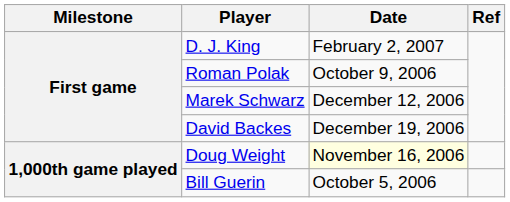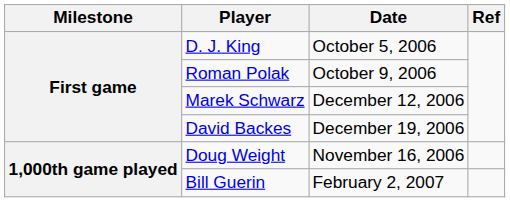(378, 45) February 2, 2007 -> (375, 45) October 5, 2006
(388, 155) lightyellow background -> (388, 155) no background
(375, 182) October 5, 2006 -> (378, 182) February 2, 2007
